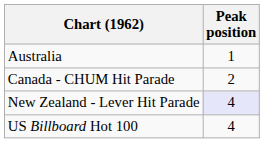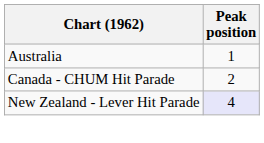- row: (73, 126)
